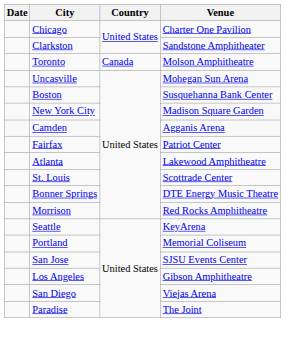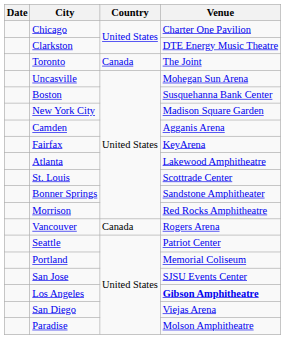(214, 45) Sandstone Amphitheater -> (220, 45) DTE Energy Music Theatre
(208, 62) Molson Amphitheatre -> (182, 62) The Joint
(192, 144) Patriot Center -> (184, 144) KeyArena
(220, 194) DTE Energy Music Theatre -> (214, 194) Sandstone Amphitheater
+ row: (55, 227)
(184, 227) KeyArena -> (192, 243) Patriot Center
(207, 276) normal -> (211, 293) bold
(182, 309) The Joint -> (208, 326) Molson Amphitheatre
